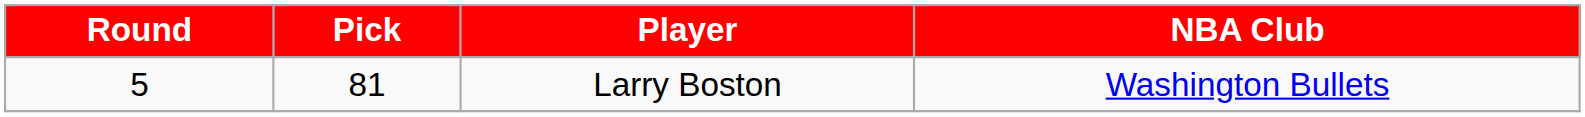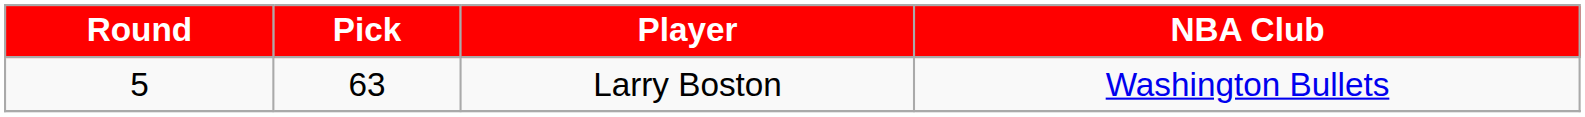(367, 83) 81 -> (367, 83) 63
